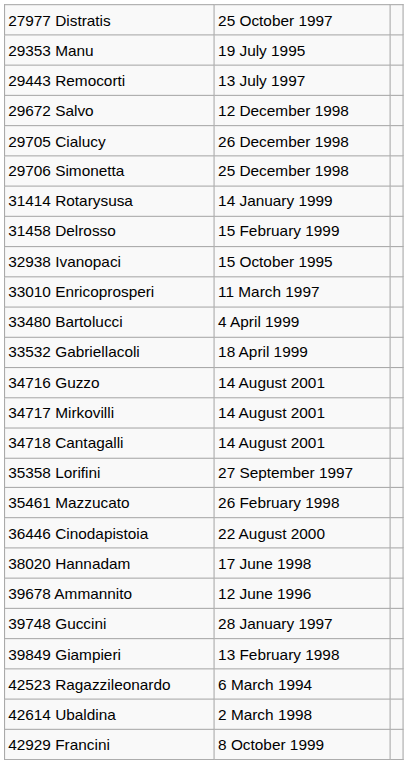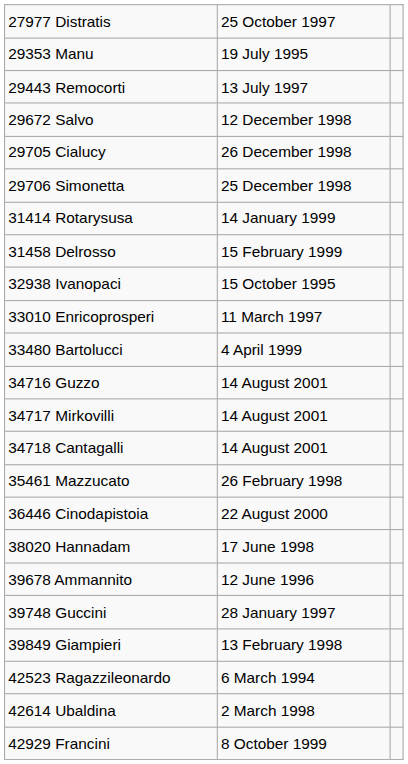- row: (74, 352)
- row: (54, 473)
